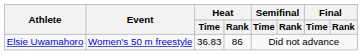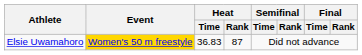(140, 43) no background -> (140, 43) gold background
(237, 43) 86 -> (237, 43) 87
